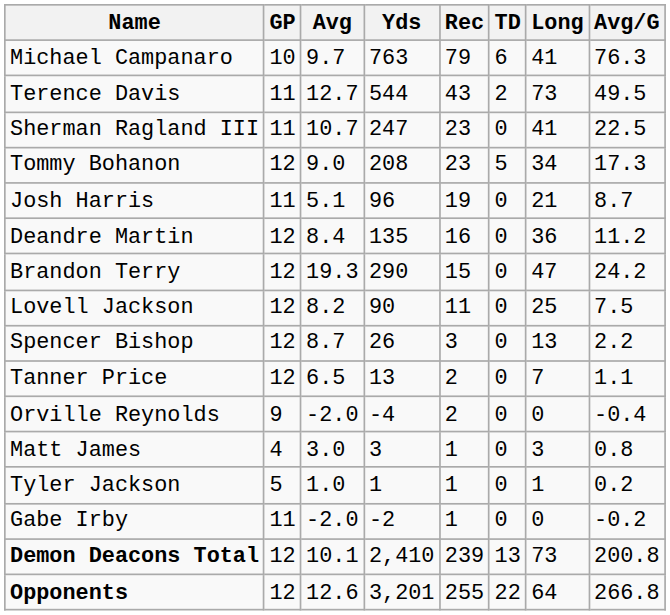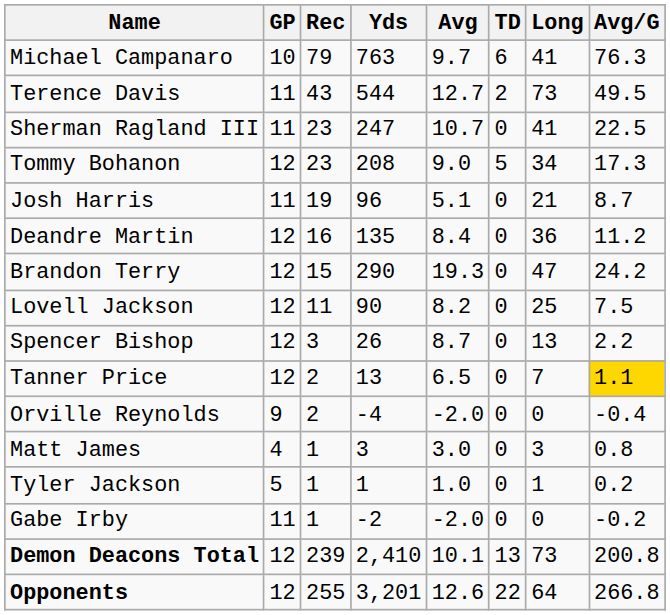columns swapped: (465, 23) <-> (332, 23)
(614, 379) no background -> (614, 379) gold background
